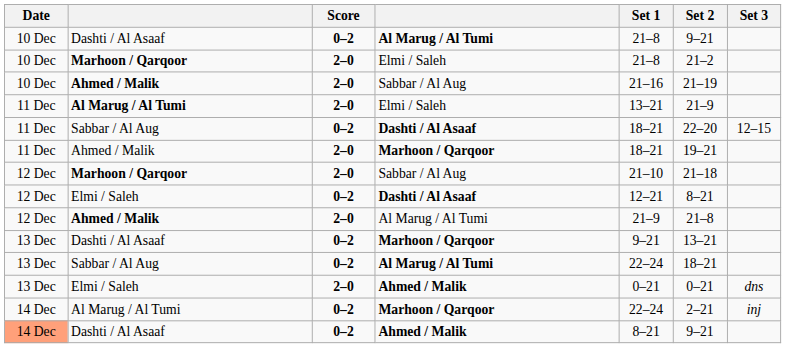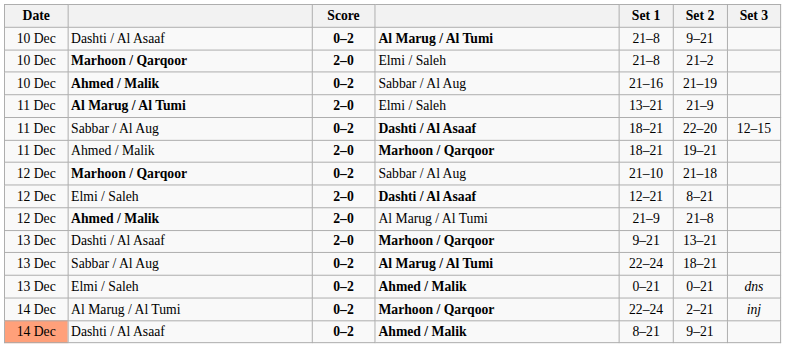(344, 83) 2–0 -> (344, 83) 0–2
(344, 174) 2–0 -> (344, 174) 0–2
(344, 196) 0–2 -> (344, 196) 2–0
(344, 241) 0–2 -> (344, 241) 2–0
(344, 286) 2–0 -> (344, 286) 0–2
